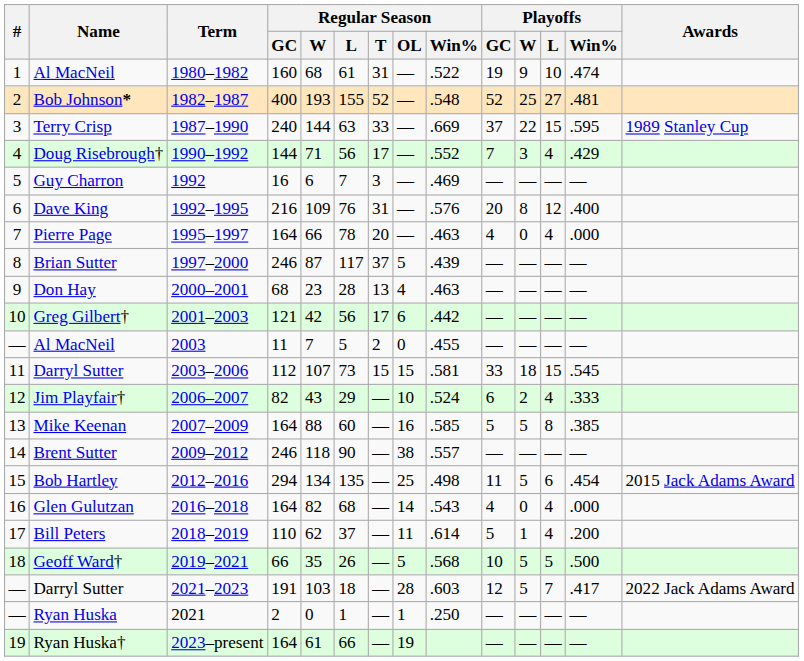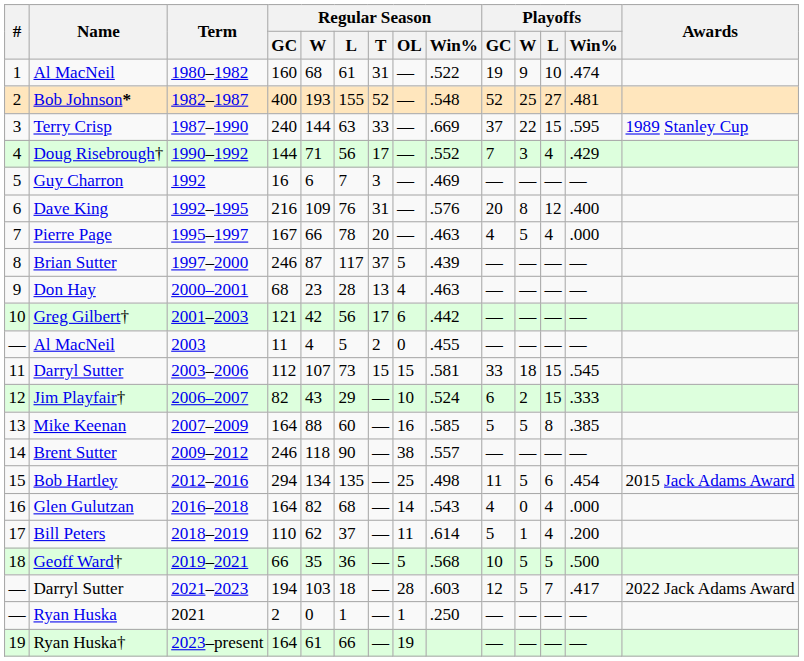(284, 235) 164 -> (284, 235) 167
(524, 235) 0 -> (524, 235) 5
(309, 343) 7 -> (309, 343) 4
(549, 398) 4 -> (553, 398) 15
(347, 561) 26 -> (347, 561) 36
(284, 588) 191 -> (284, 588) 194
